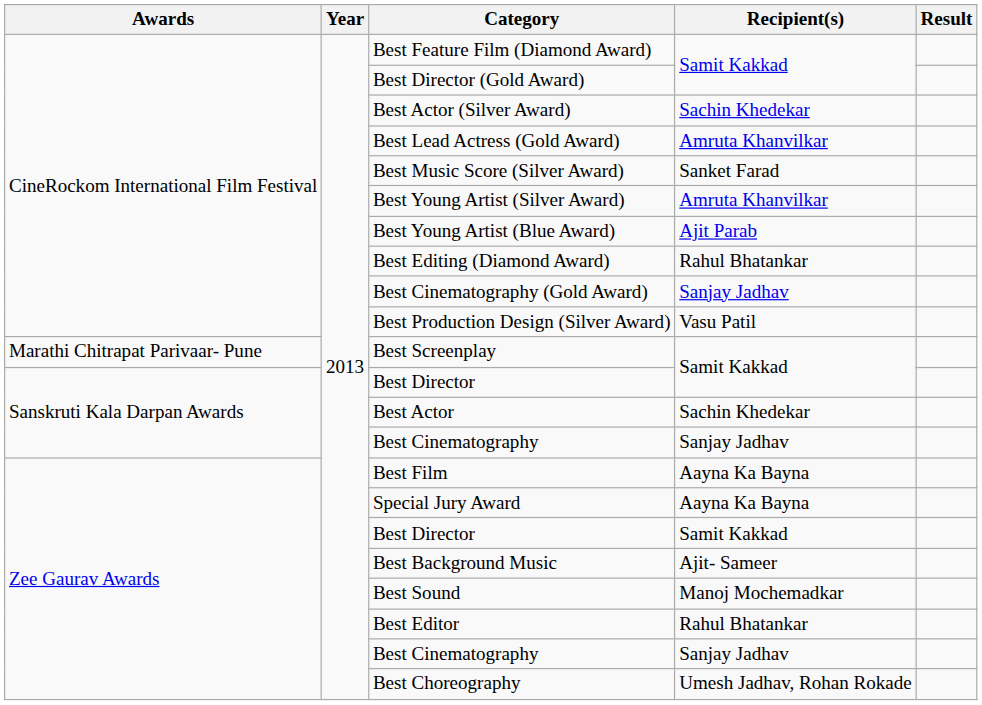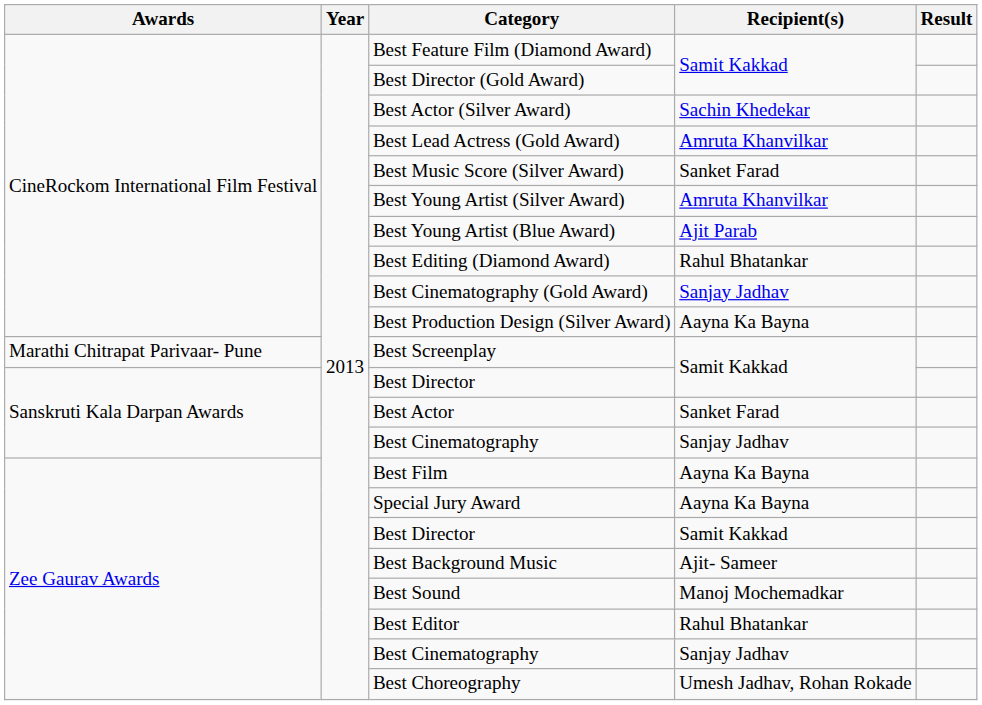(718, 321) Vasu Patil -> (744, 321) Aayna Ka Bayna
(745, 412) Sachin Khedekar -> (729, 412) Sanket Farad
